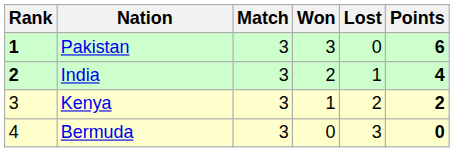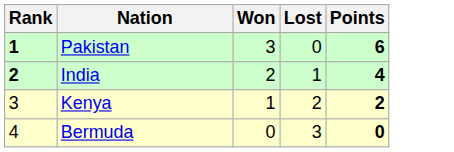- column: (263, 18)
